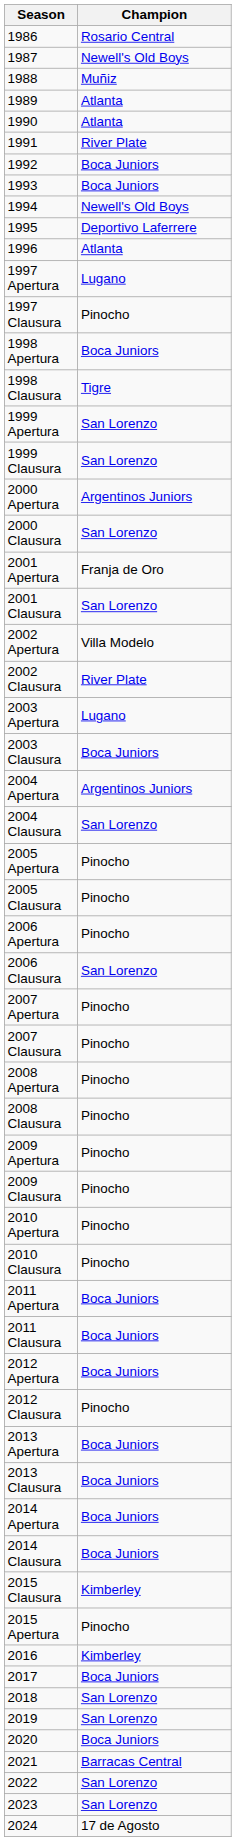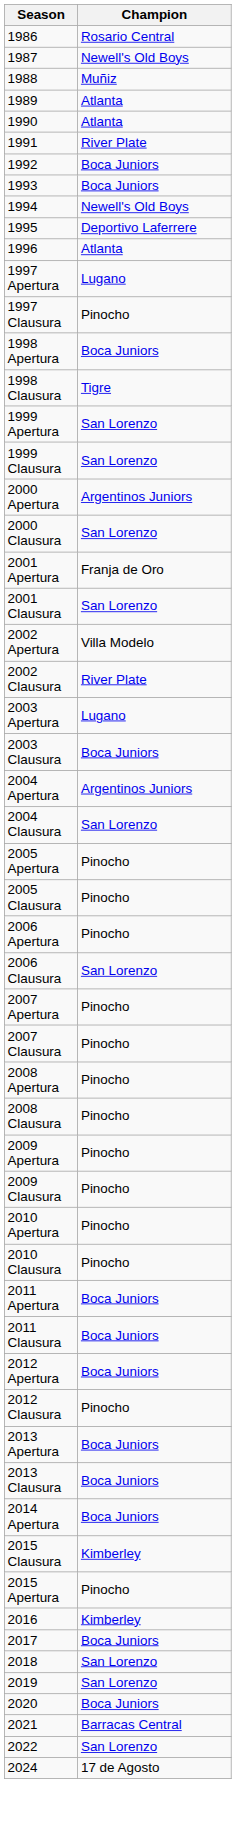- row: (34, 1553)
- row: (22, 1804)
